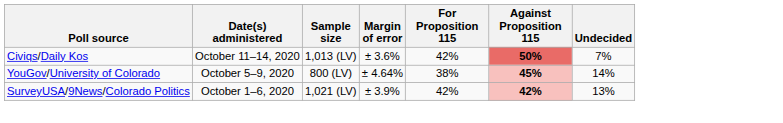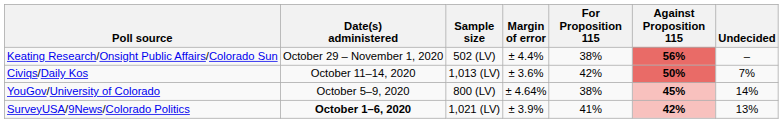+ row: (142, 56)
(247, 92) normal -> (363, 110) bold
(447, 92) 42% -> (591, 110) 41%
